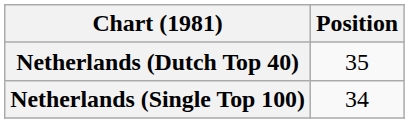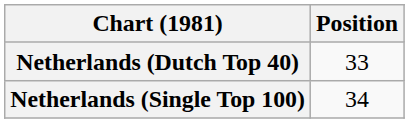(357, 61) 35 -> (357, 61) 33
